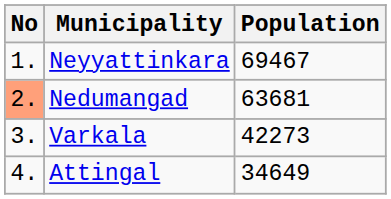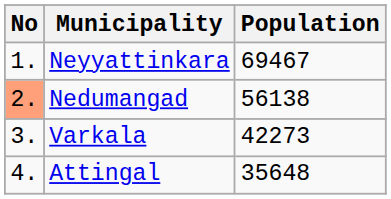(275, 99) 63681 -> (275, 99) 56138
(275, 175) 34649 -> (275, 175) 35648
